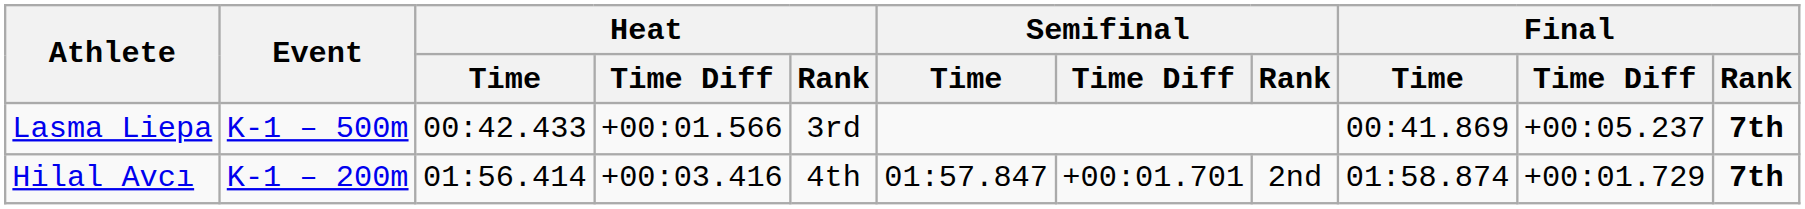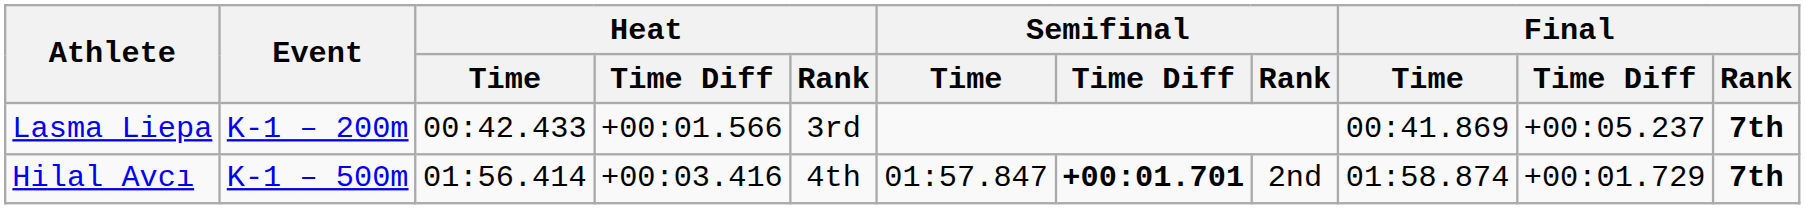(318, 129) K-1 – 500m -> (318, 129) K-1 – 200m
(318, 178) K-1 – 200m -> (318, 178) K-1 – 500m
(1153, 178) normal -> (1153, 178) bold
